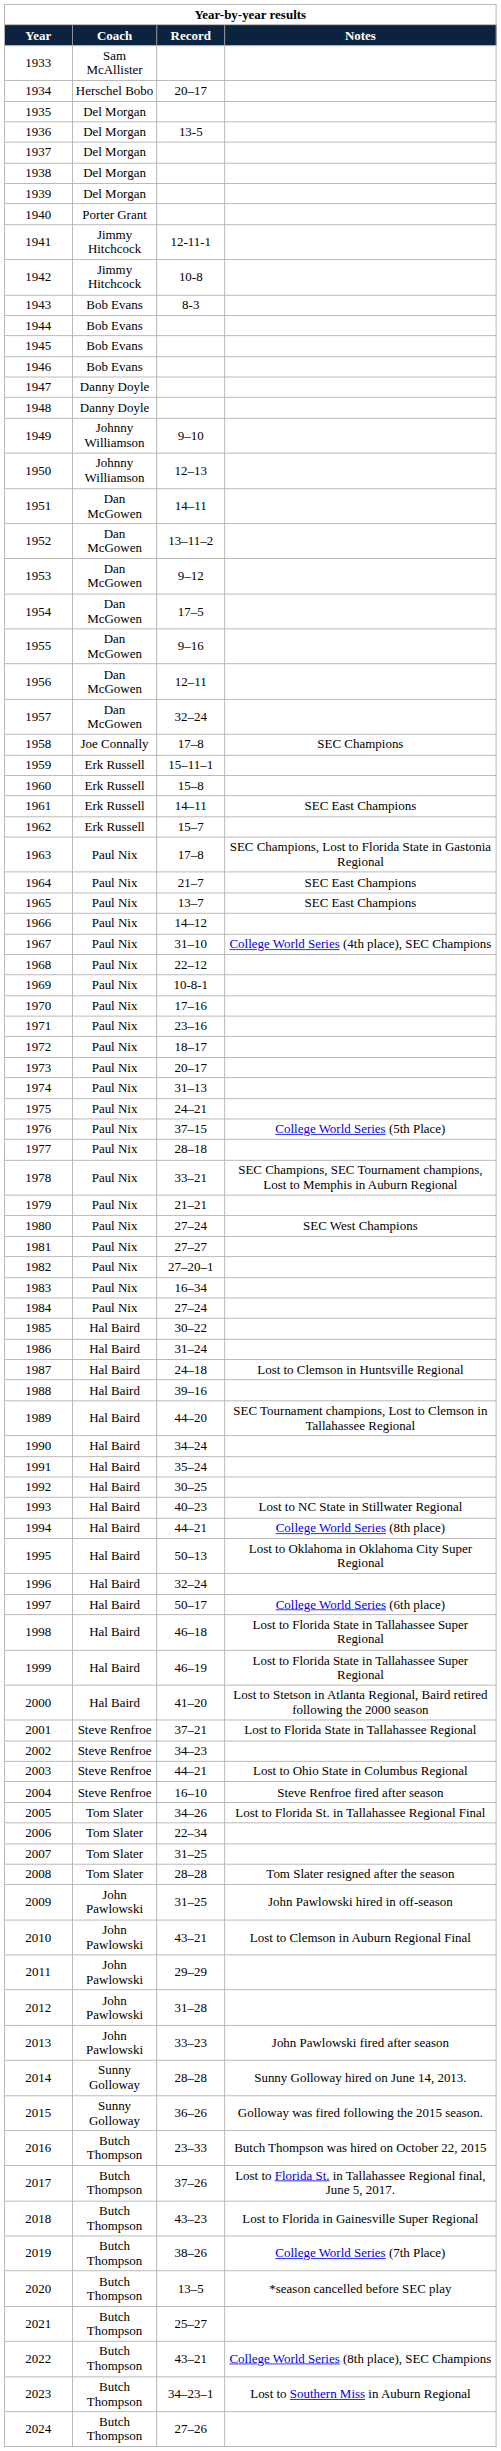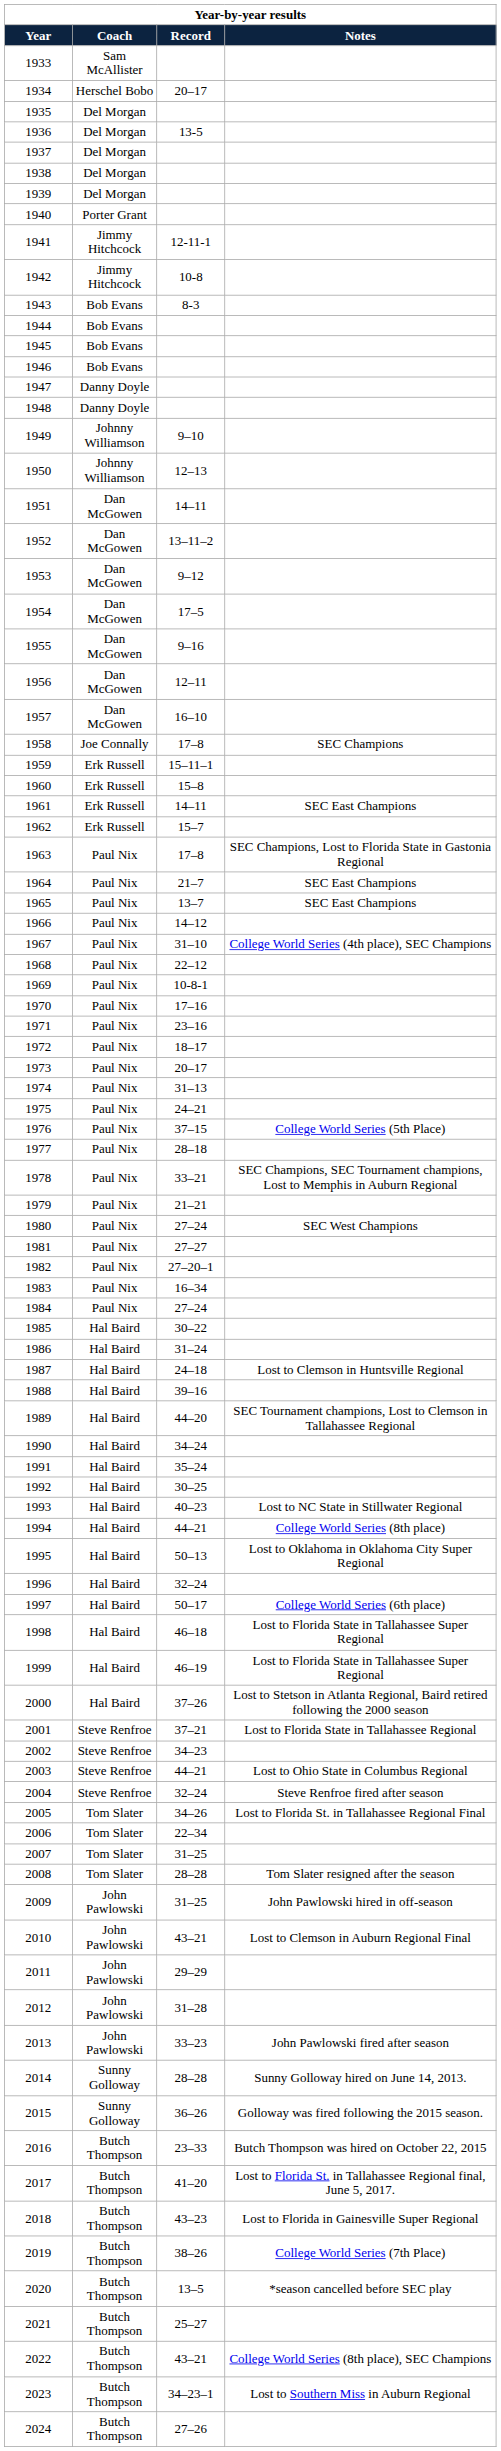(191, 716) 32–24 -> (191, 716) 16–10
(191, 1702) 41–20 -> (191, 1702) 37–26
(191, 1792) 16–10 -> (191, 1792) 32–24
(191, 2183) 37–26 -> (191, 2183) 41–20
